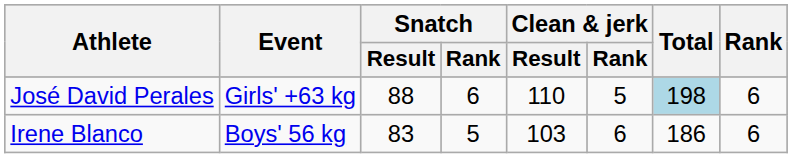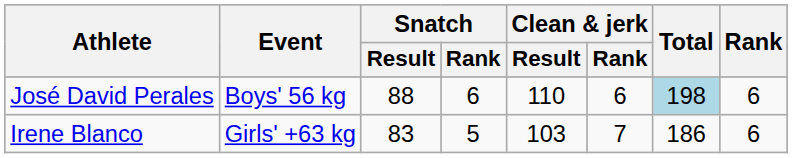(290, 96) Girls' +63 kg -> (285, 96) Boys' 56 kg
(620, 96) 5 -> (620, 96) 6
(285, 134) Boys' 56 kg -> (290, 134) Girls' +63 kg
(620, 134) 6 -> (620, 134) 7
